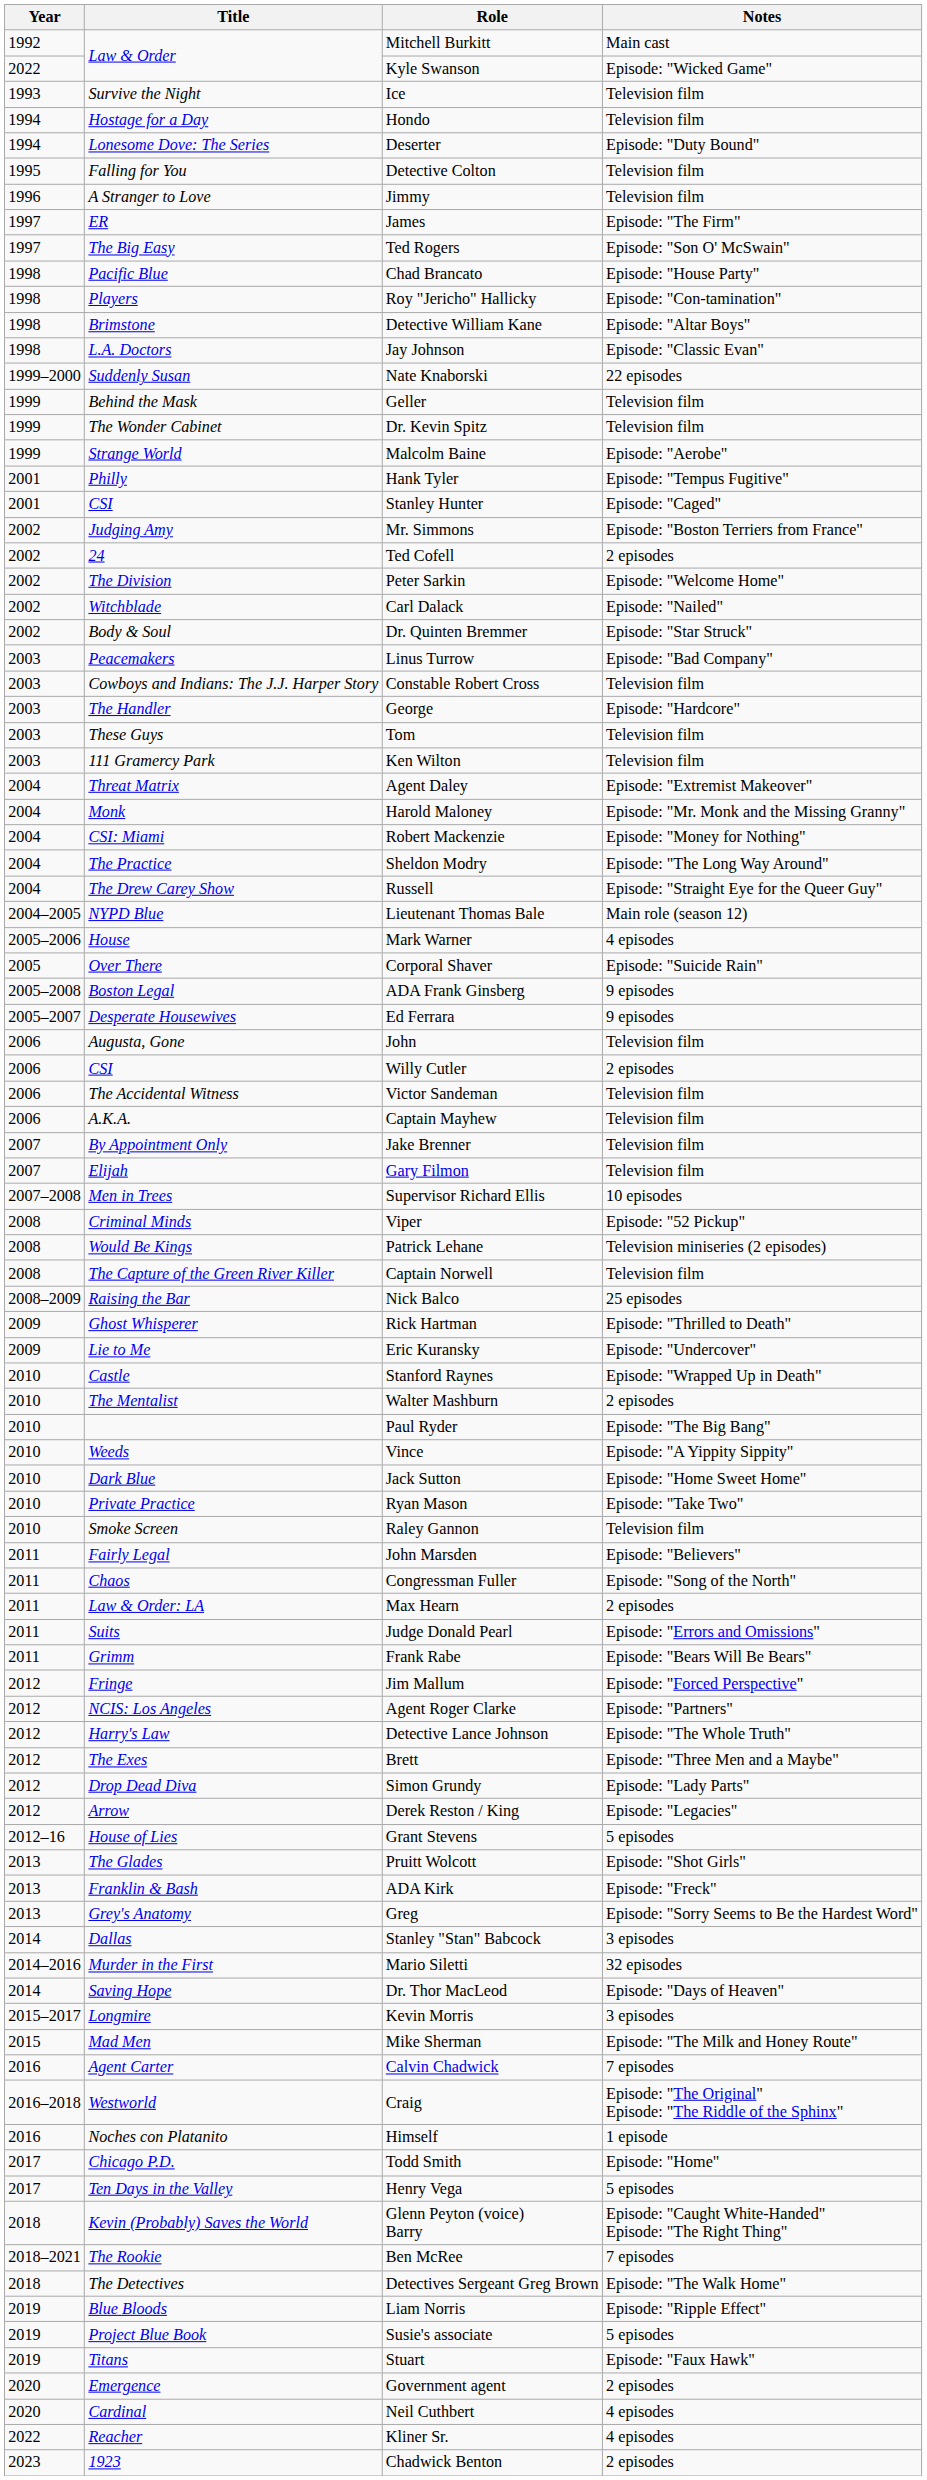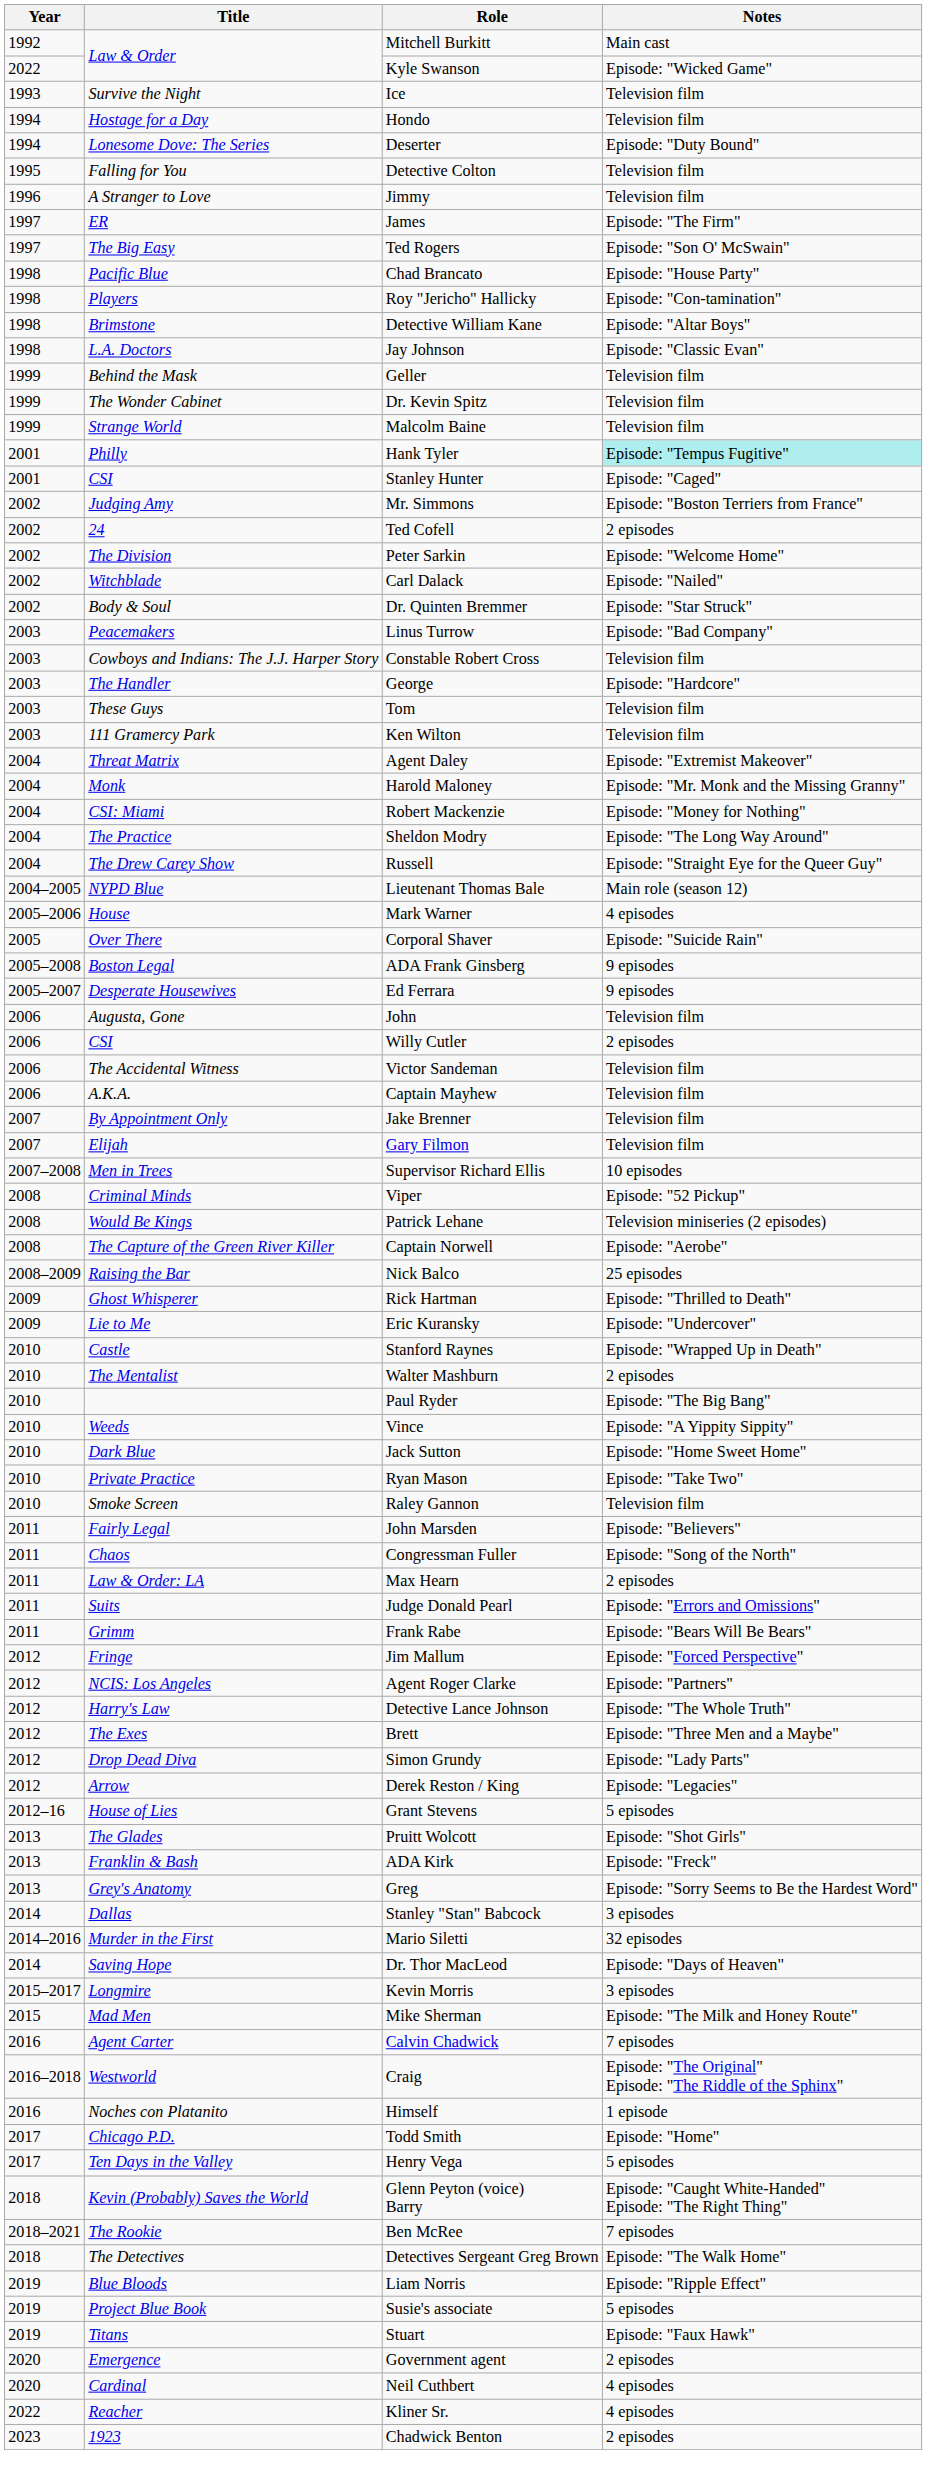- row: (437, 376)
(667, 453) Episode: "Aerobe" -> (655, 427) Television film
(697, 478) no background -> (697, 453) paleturquoise background
(655, 1273) Television film -> (667, 1247) Episode: "Aerobe"
